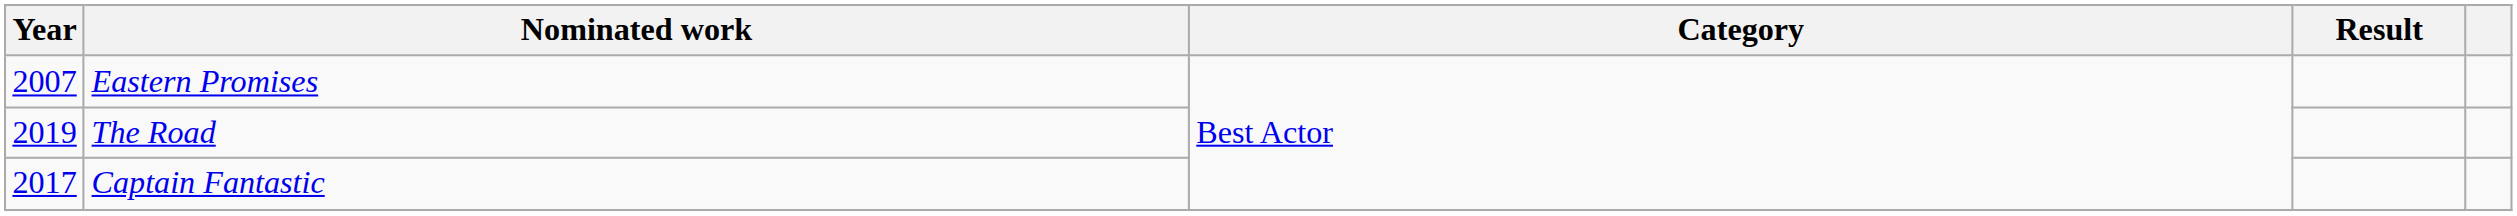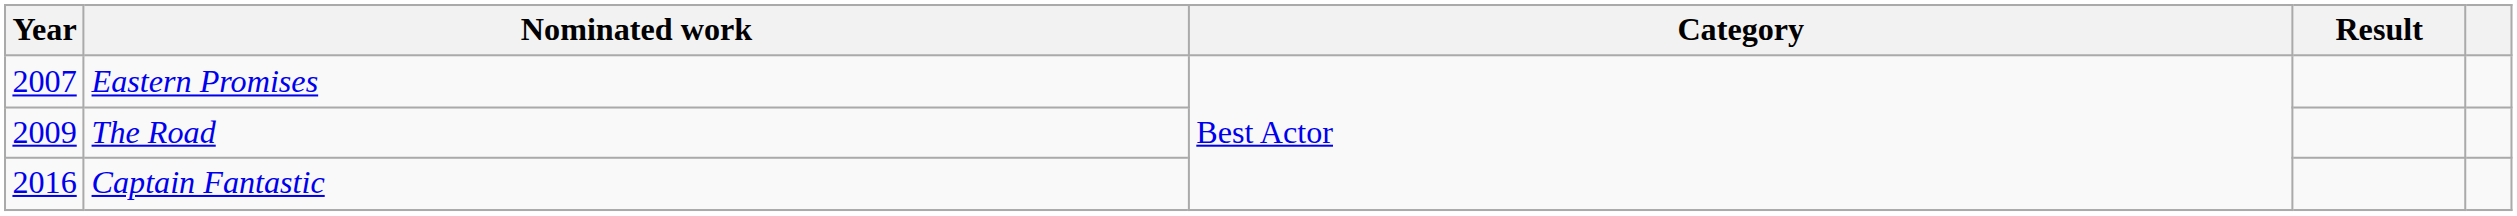(45, 132) 2019 -> (45, 132) 2009
(45, 183) 2017 -> (45, 183) 2016
